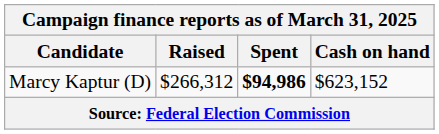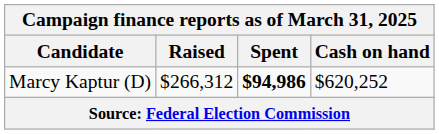(351, 81) $623,152 -> (351, 81) $620,252
